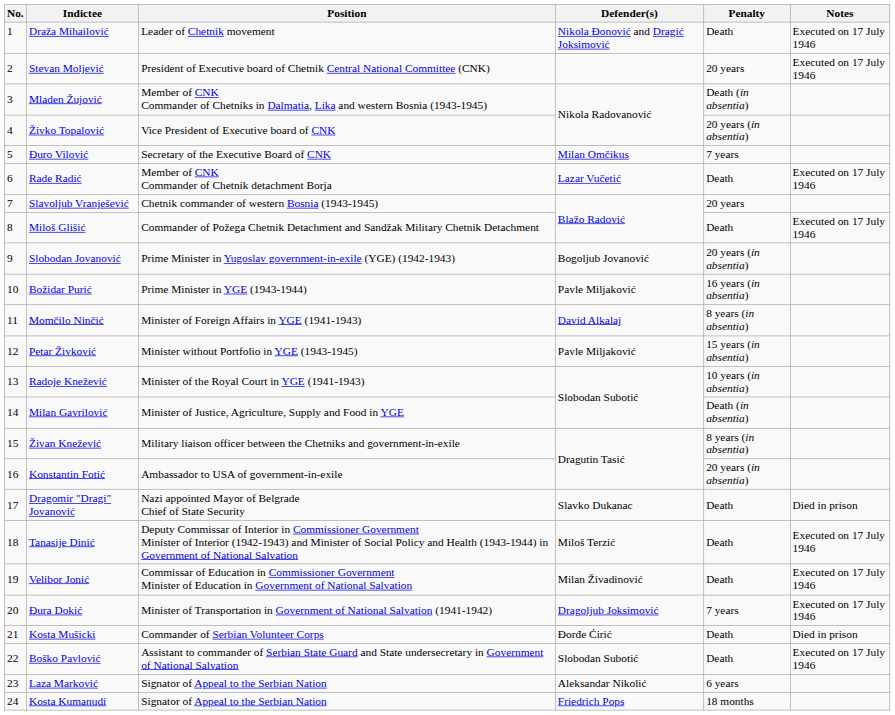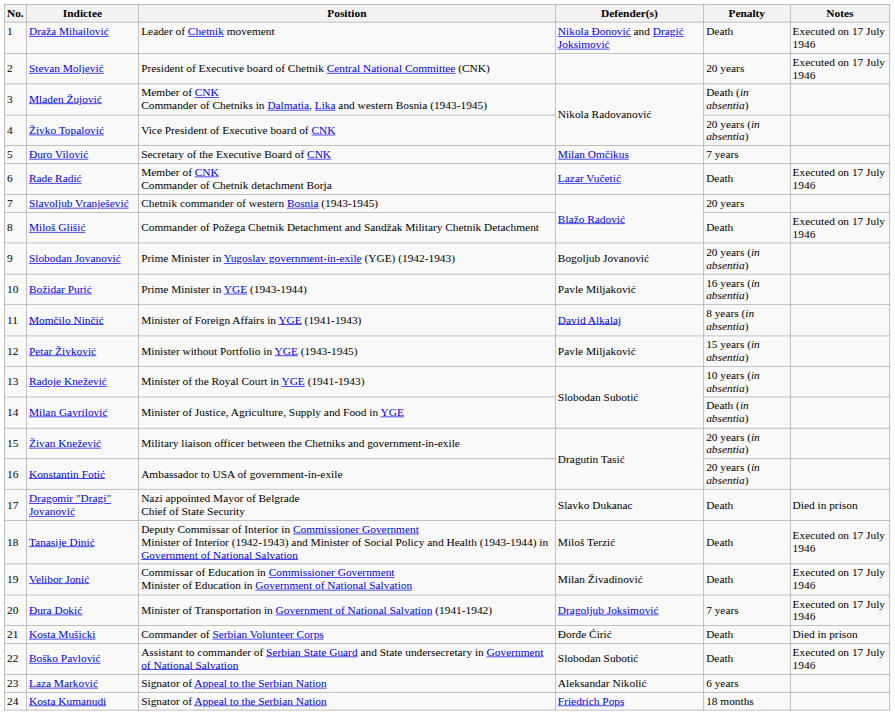(730, 443) 8 years (in absentia) -> (733, 443) 20 years (in absentia)
